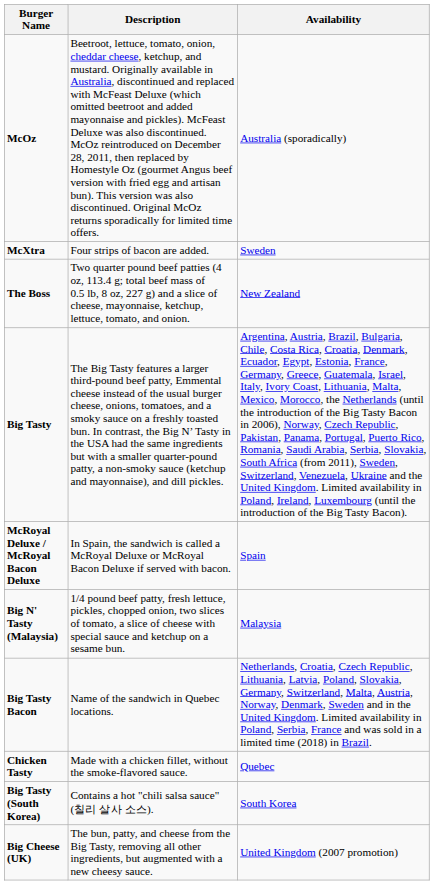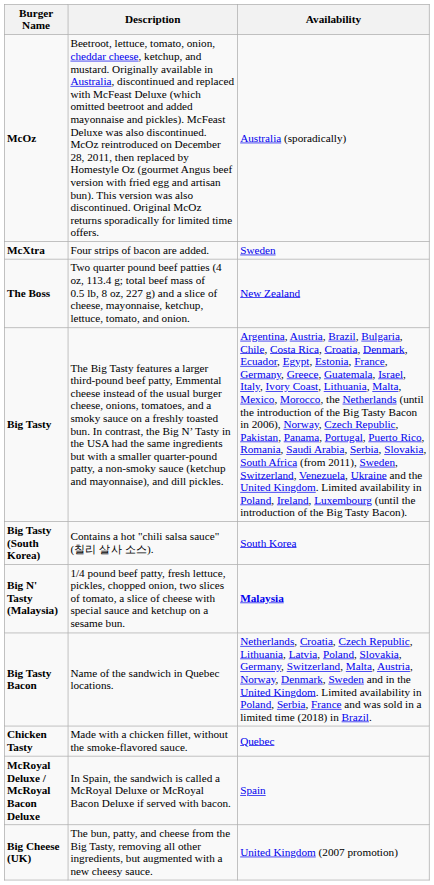rows swapped: (29, 803) <-> (29, 555)
(261, 623) normal -> (262, 598) bold
